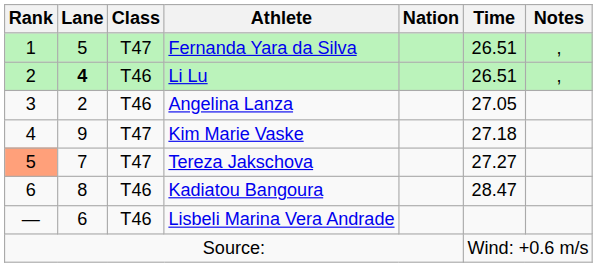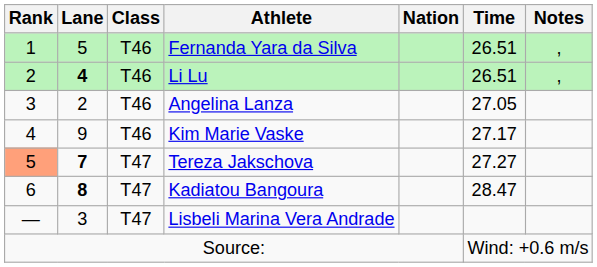(136, 47) T47 -> (136, 47) T46
(136, 133) T47 -> (136, 133) T46
(494, 133) 27.18 -> (494, 133) 27.17
(82, 162) normal -> (82, 162) bold
(82, 190) normal -> (82, 190) bold
(136, 190) T46 -> (136, 190) T47
(82, 219) 6 -> (82, 219) 3
(136, 219) T46 -> (136, 219) T47
